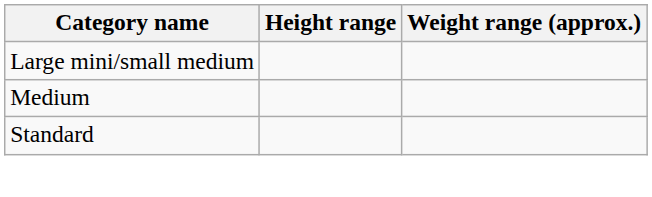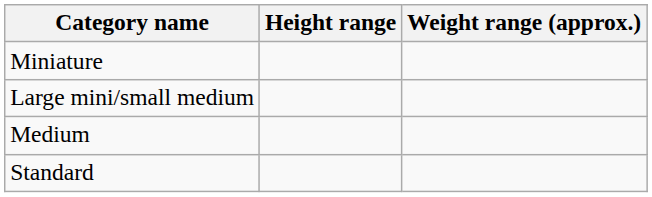+ row: (57, 60)
